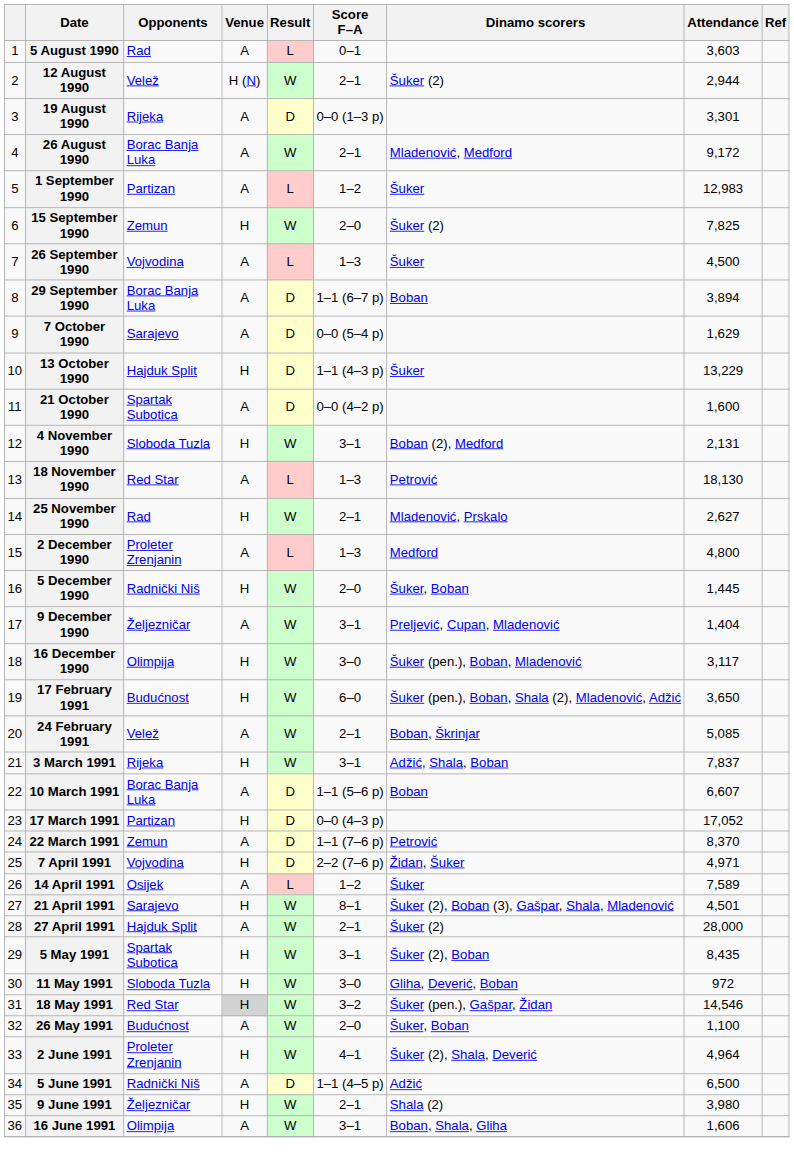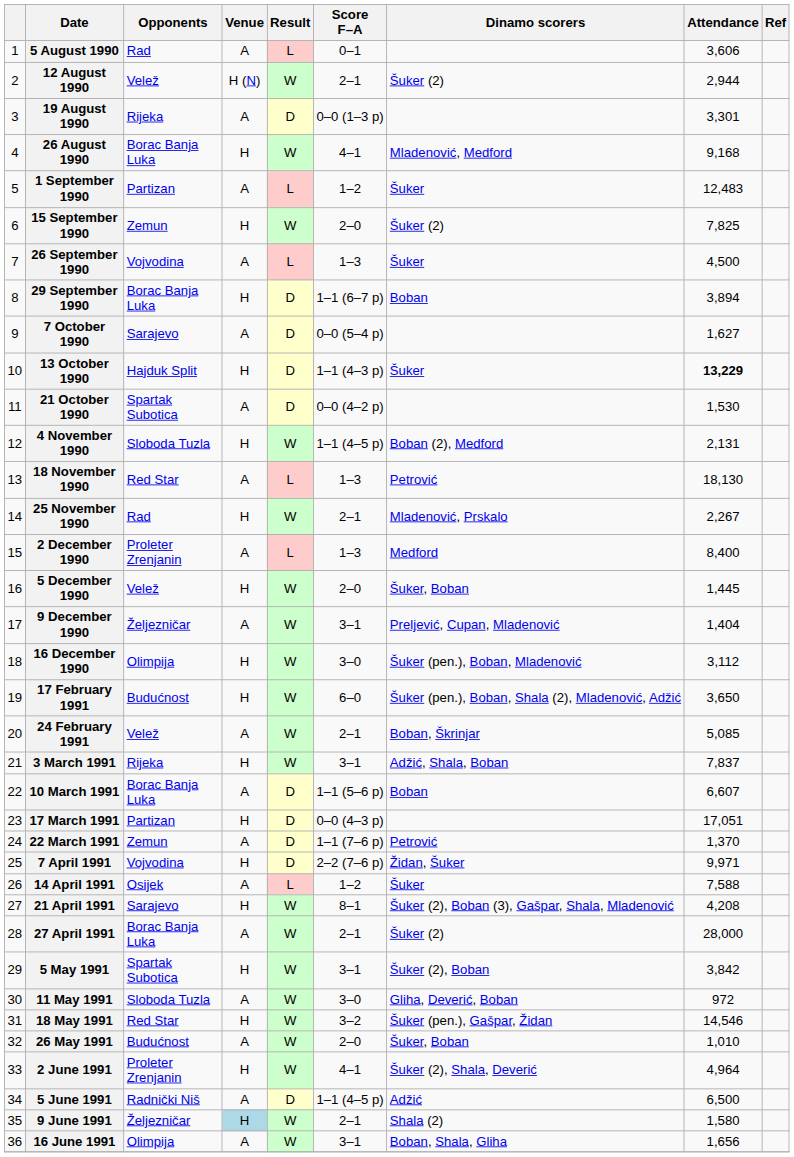(723, 51) 3,603 -> (723, 51) 3,606
(245, 152) A -> (245, 152) H
(350, 152) 2–1 -> (350, 152) 4–1
(723, 152) 9,172 -> (723, 152) 9,168
(723, 188) 12,983 -> (723, 188) 12,483
(245, 297) A -> (245, 297) H
(723, 334) 1,629 -> (723, 334) 1,627
(723, 370) normal -> (723, 370) bold
(723, 406) 1,600 -> (723, 406) 1,530
(350, 443) 3–1 -> (350, 443) 1–1 (4–5 p)
(723, 515) 2,627 -> (723, 515) 2,267
(723, 552) 4,800 -> (723, 552) 8,400
(163, 588) Radnički Niš -> (143, 588) Velež
(723, 661) 3,117 -> (723, 661) 3,112
(723, 820) 17,052 -> (723, 820) 17,051
(723, 841) 8,370 -> (723, 841) 1,370
(723, 862) 4,971 -> (723, 862) 9,971
(723, 883) 7,589 -> (723, 883) 7,588
(723, 904) 4,501 -> (723, 904) 4,208
(162, 926) Hajduk Split -> (163, 933) Borac Banja Luka
(723, 954) 8,435 -> (723, 970) 3,842
(245, 983) H -> (245, 998) A
(245, 1004) lightgrey background -> (245, 1020) no background
(723, 1026) 1,100 -> (723, 1041) 1,010
(245, 1104) no background -> (245, 1120) lightblue background
(723, 1104) 3,980 -> (723, 1120) 1,580
(723, 1126) 1,606 -> (723, 1141) 1,656
